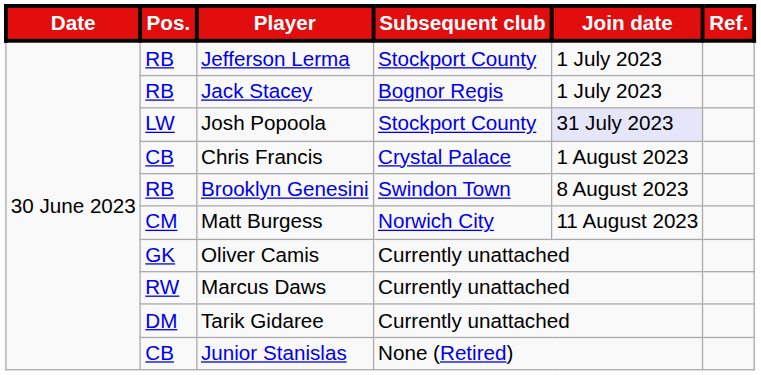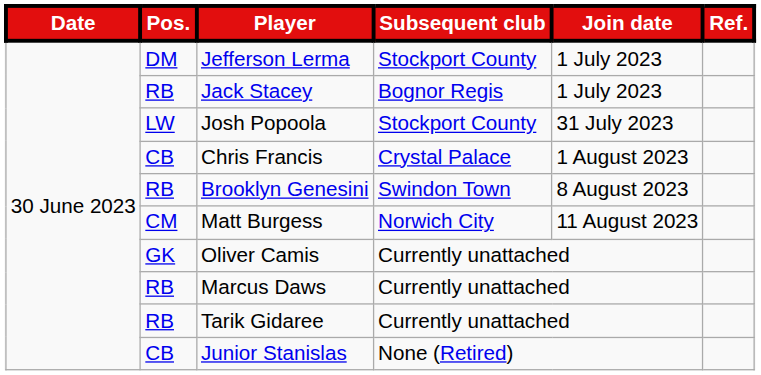(160, 58) RB -> (161, 58) DM
(615, 124) lavender background -> (615, 124) no background
(162, 287) RW -> (160, 287) RB
(161, 320) DM -> (160, 320) RB
